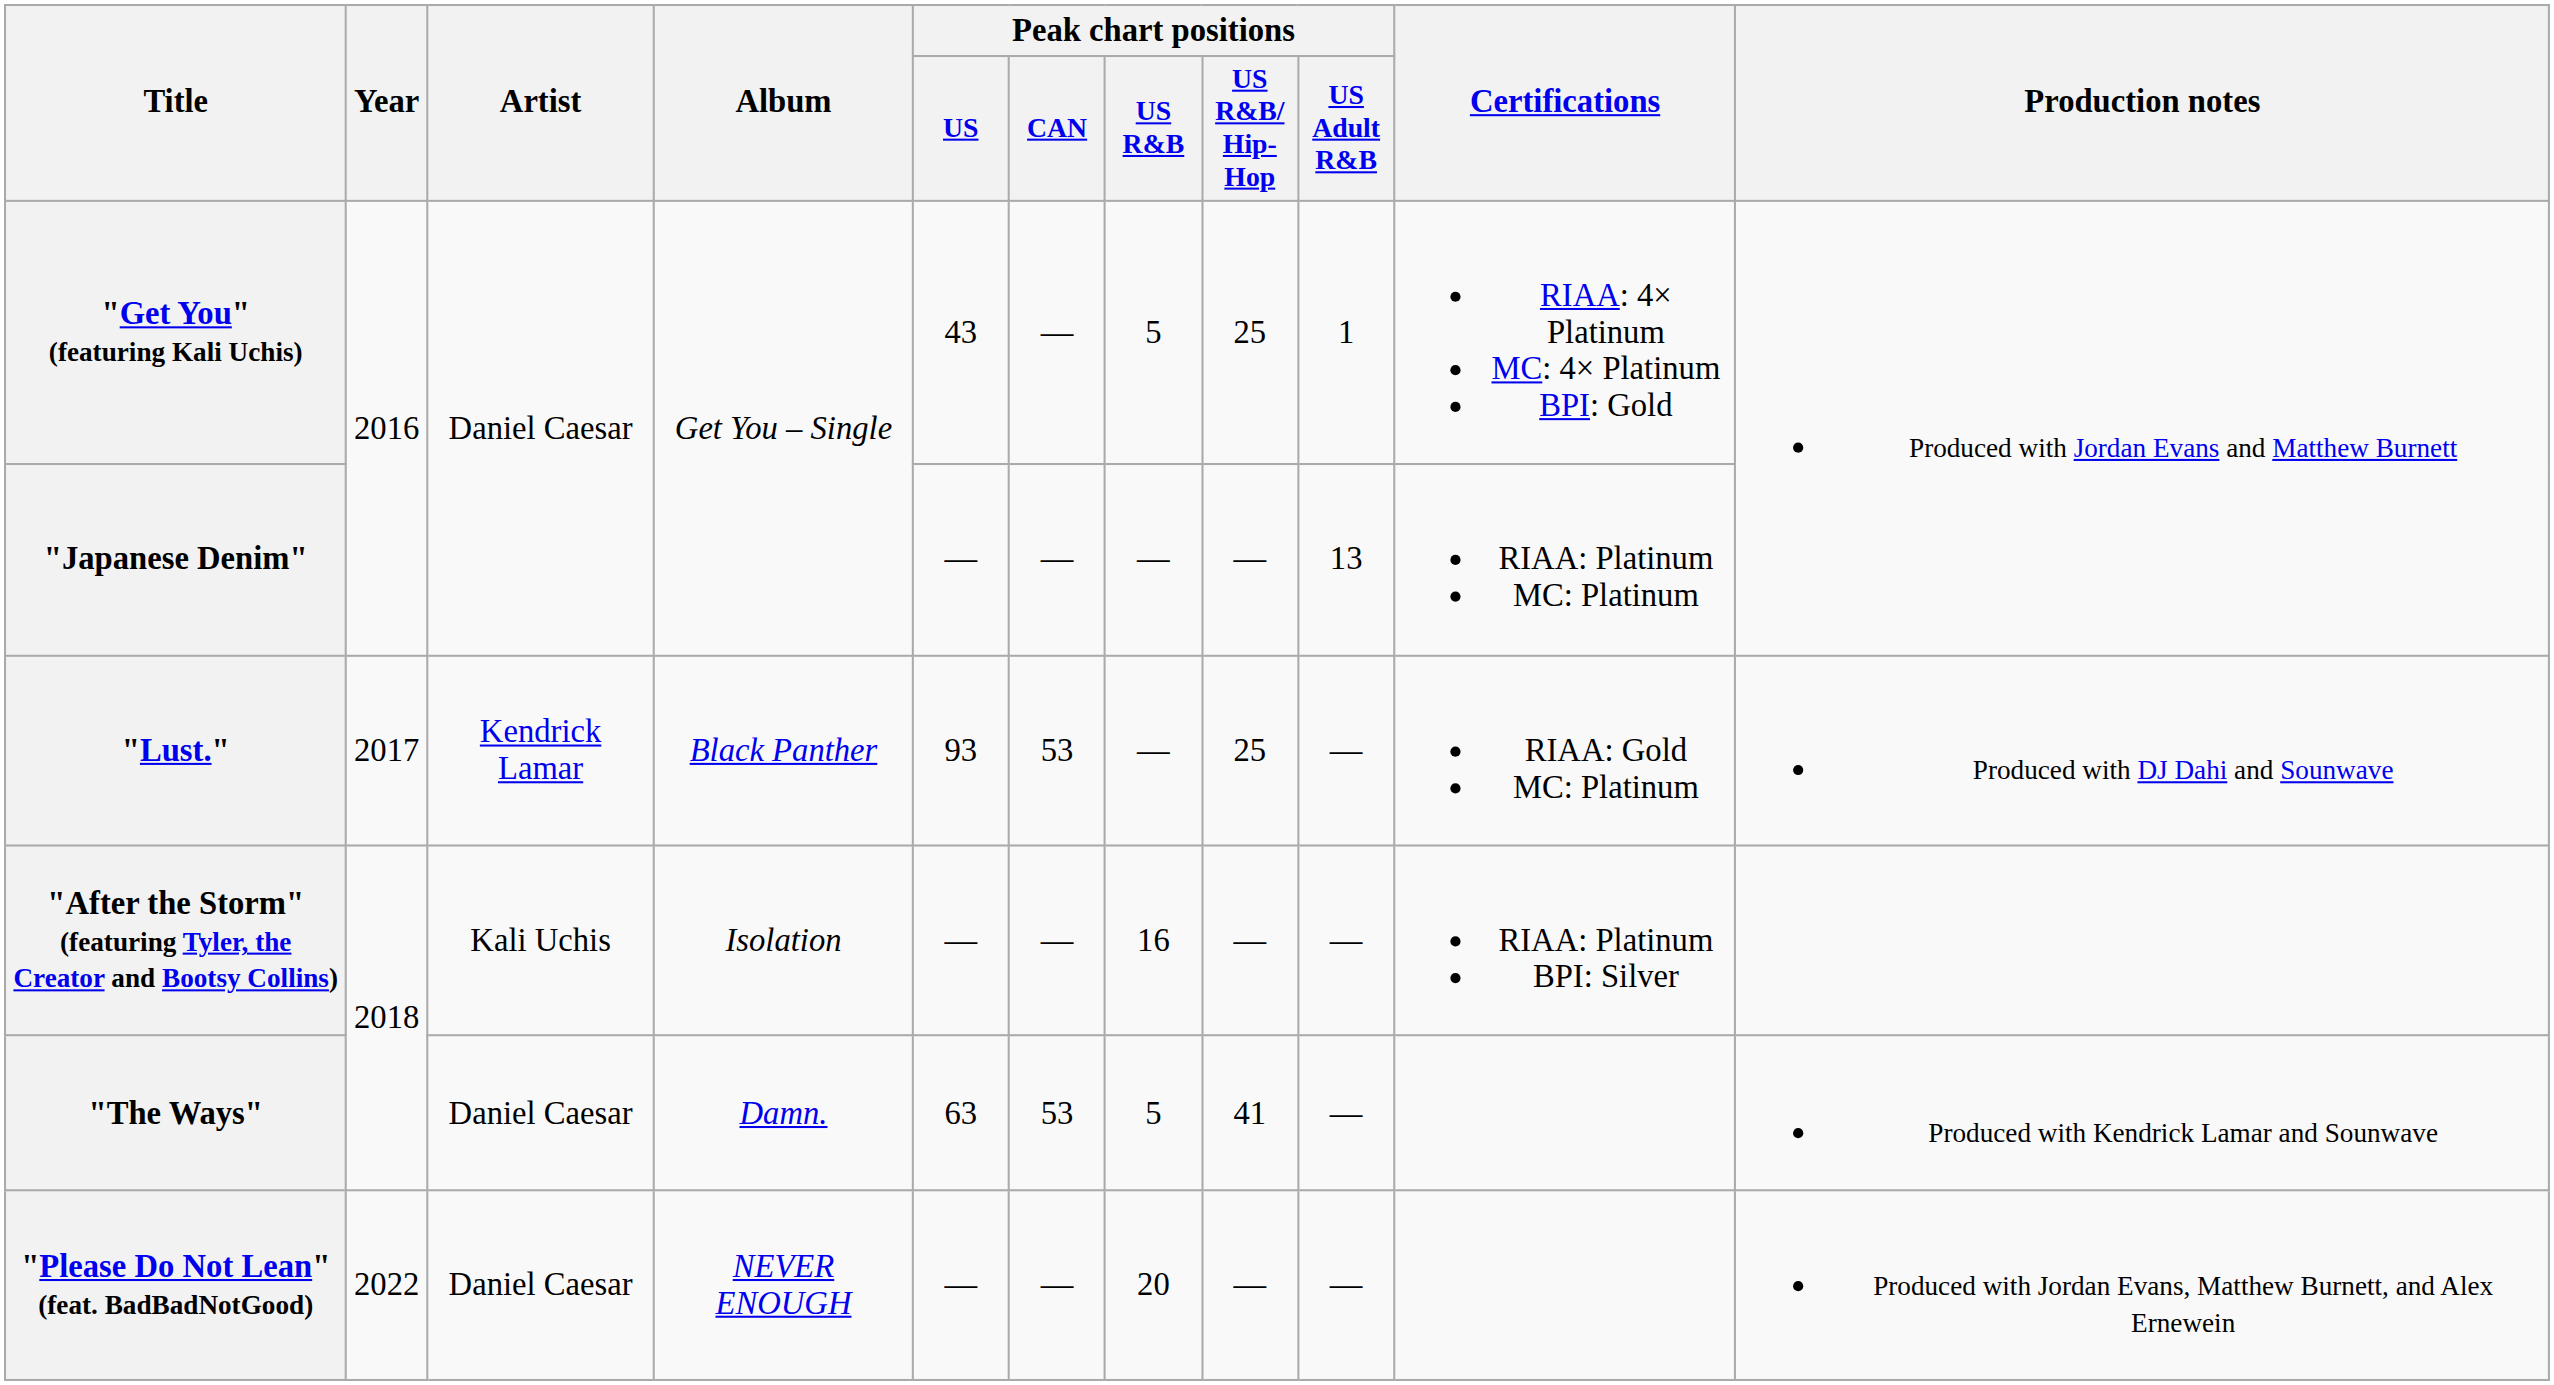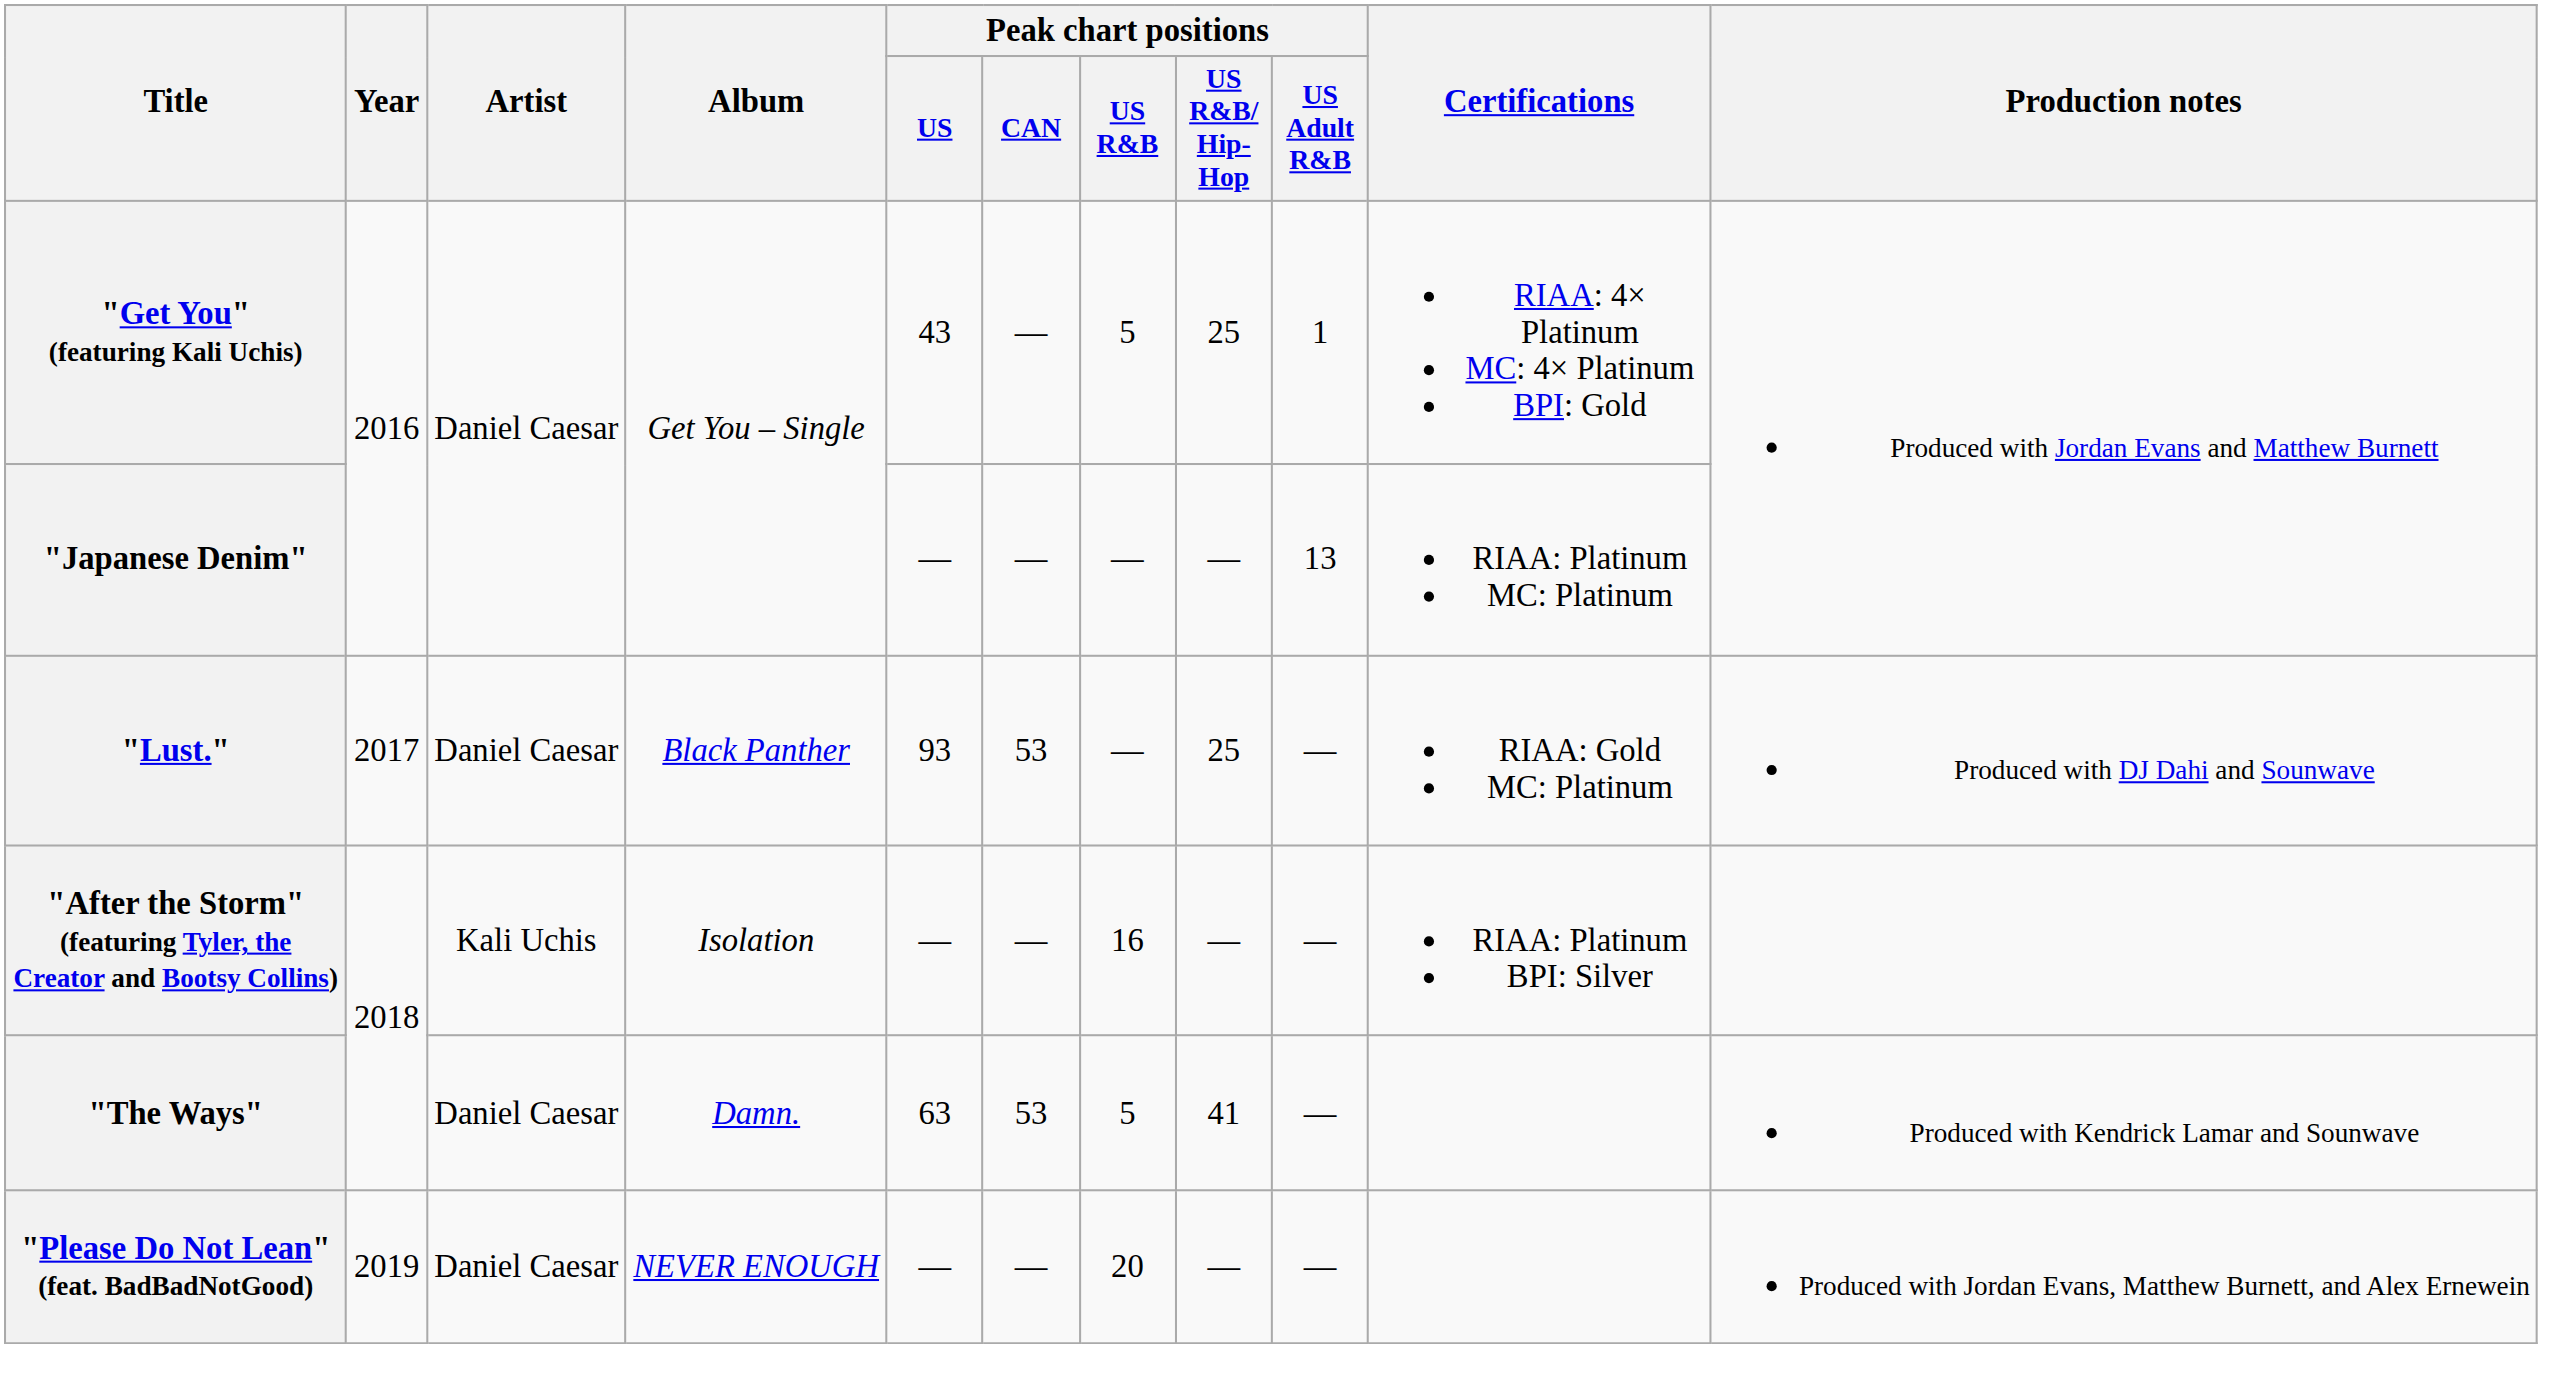(541, 749) Kendrick Lamar -> (526, 749) Daniel Caesar
(387, 1284) 2022 -> (387, 1265) 2019
